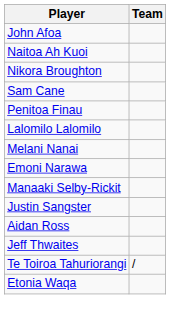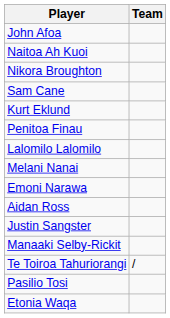+ row: (39, 110)
rows swapped: (38, 226) <-> (64, 187)
- row: (43, 245)
+ row: (37, 284)
